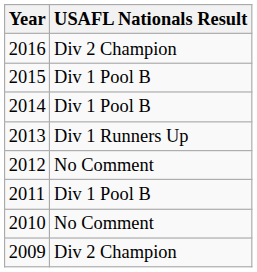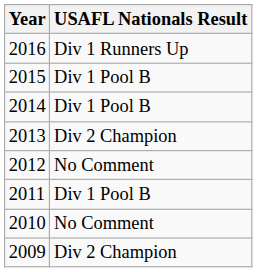(115, 48) Div 2 Champion -> (121, 48) Div 1 Runners Up
(121, 135) Div 1 Runners Up -> (115, 135) Div 2 Champion
